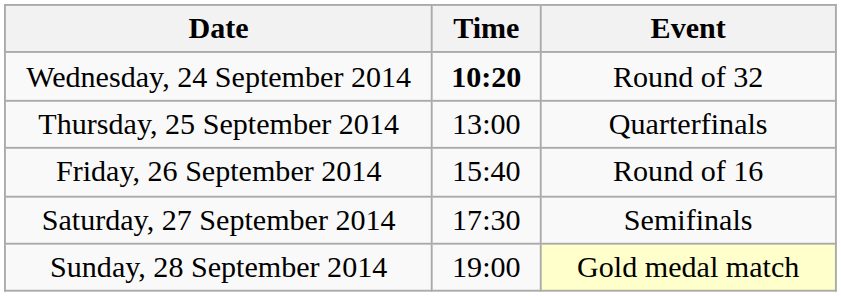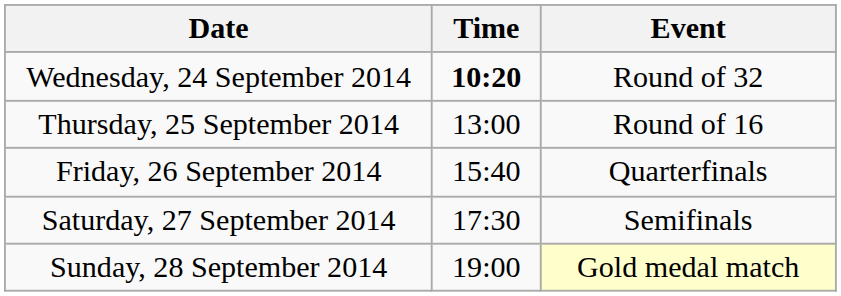(688, 123) Quarterfinals -> (688, 123) Round of 16
(688, 171) Round of 16 -> (688, 171) Quarterfinals
